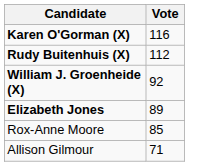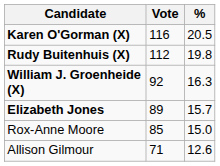+ column: (200, 14)
